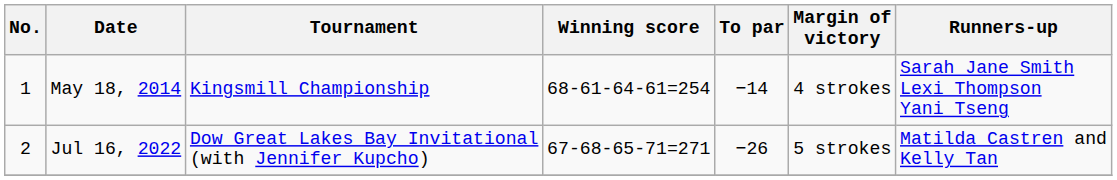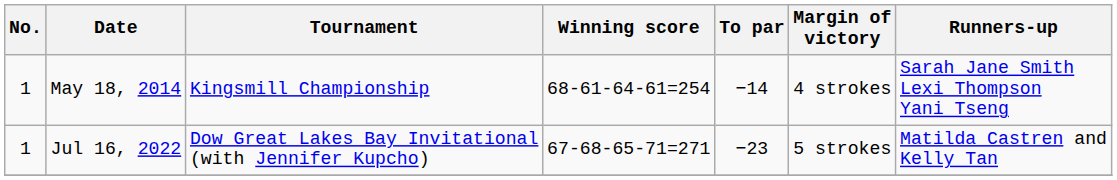(25, 150) 2 -> (25, 150) 1
(752, 150) −26 -> (752, 150) −23
